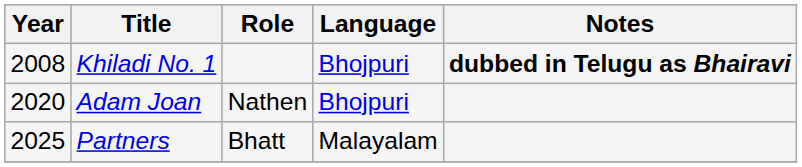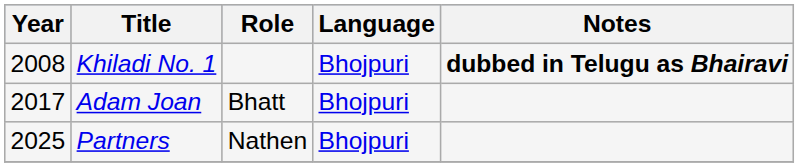(38, 102) 2020 -> (38, 102) 2017
(267, 102) Nathen -> (256, 102) Bhatt
(256, 141) Bhatt -> (267, 141) Nathen
(378, 141) Malayalam -> (364, 141) Bhojpuri
